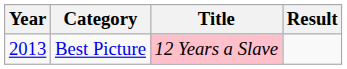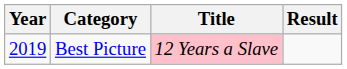(28, 49) 2013 -> (28, 49) 2019
